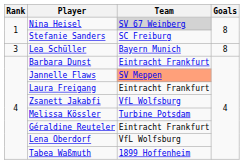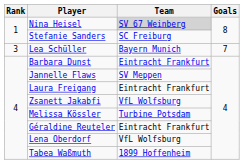(225, 50) 8 -> (225, 50) 7
(140, 75) lightsalmon background -> (140, 75) no background
